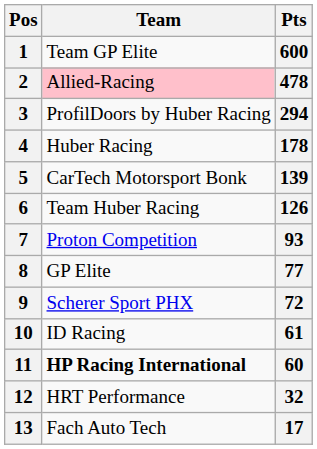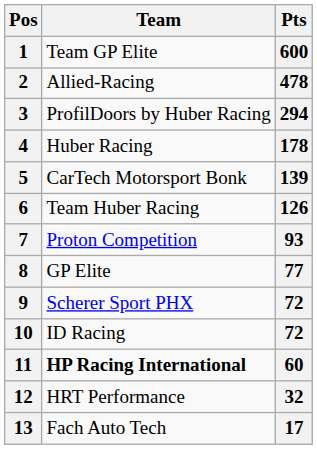(100, 83) pink background -> (100, 83) no background
(294, 334) 61 -> (294, 334) 72
